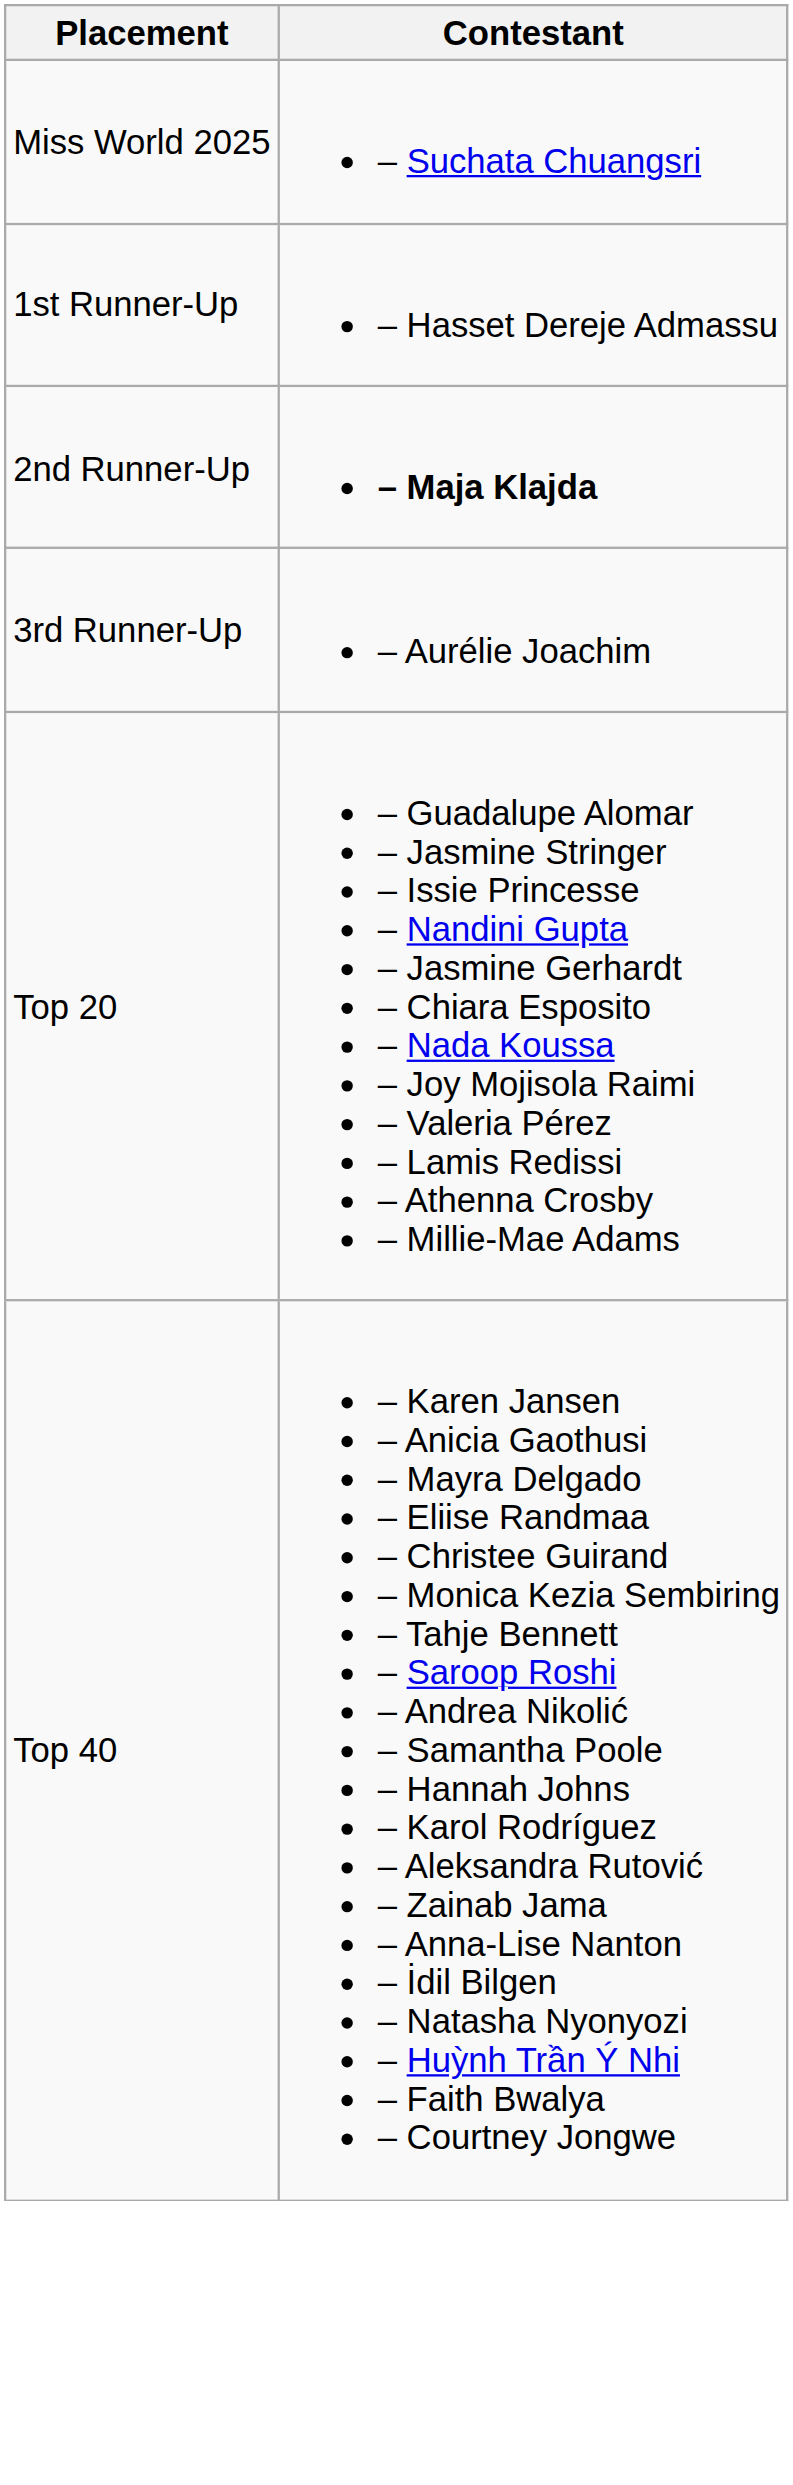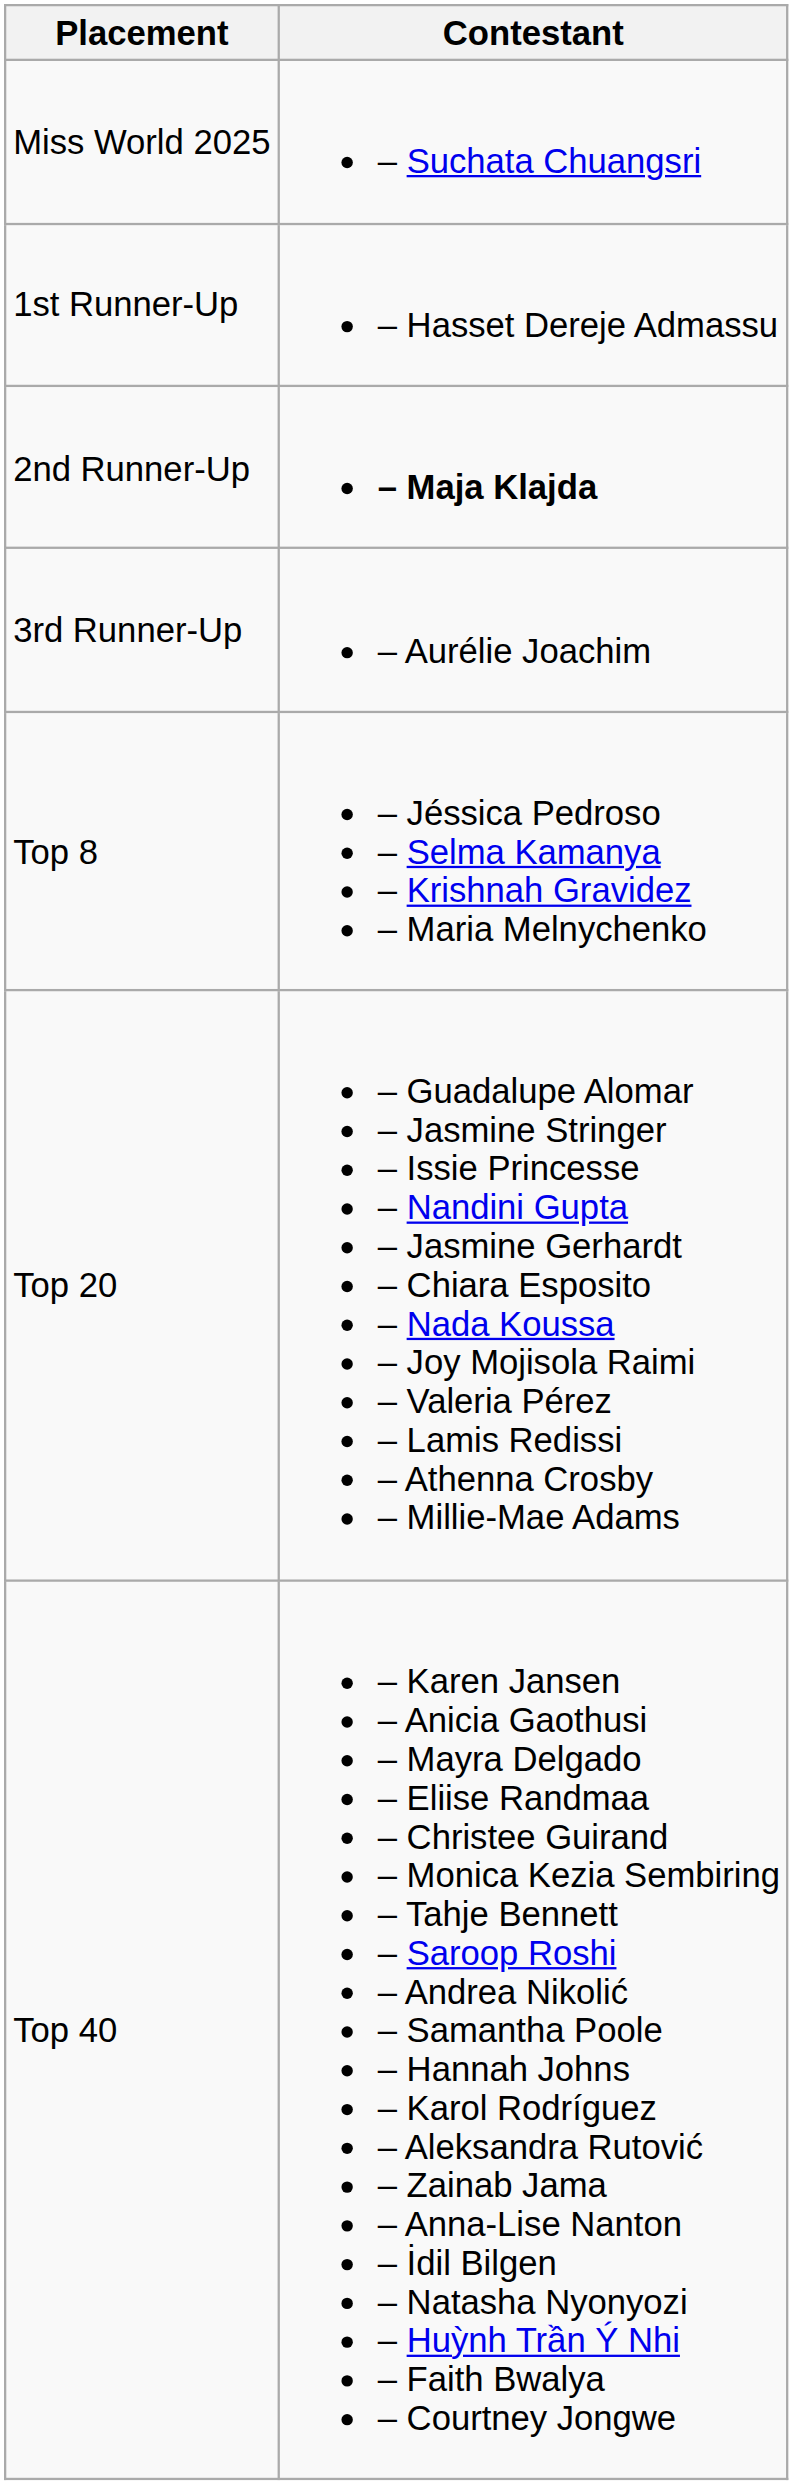+ row: (56, 851)
